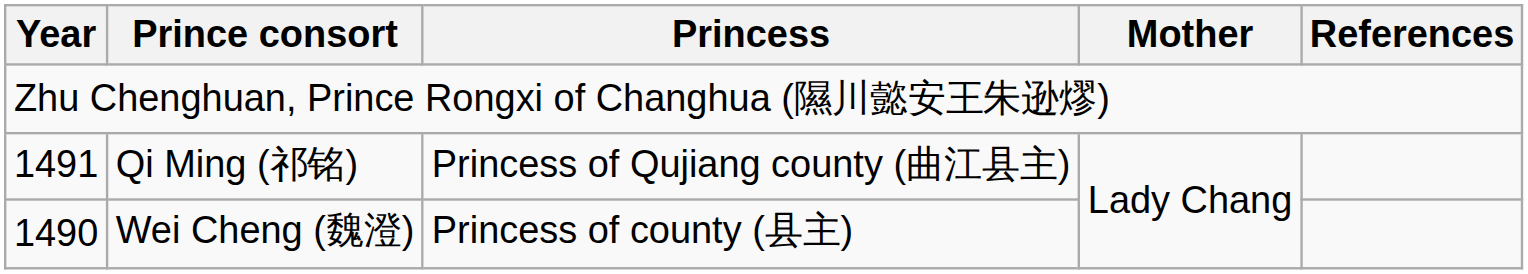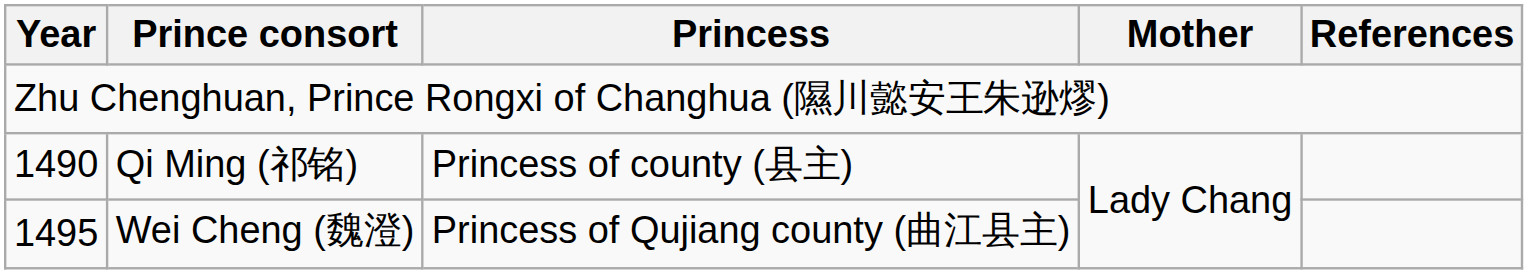(56, 165) 1491 -> (56, 165) 1490
(751, 164) Princess of Qujiang county (曲江县主) -> (643, 164) Princess of county (县主)
(56, 232) 1490 -> (56, 232) 1495
(643, 231) Princess of county (县主) -> (751, 231) Princess of Qujiang county (曲江县主)
